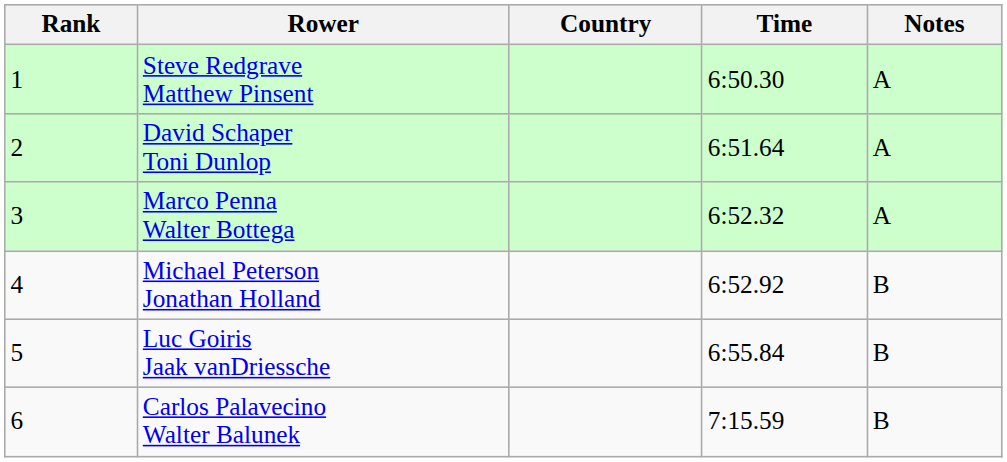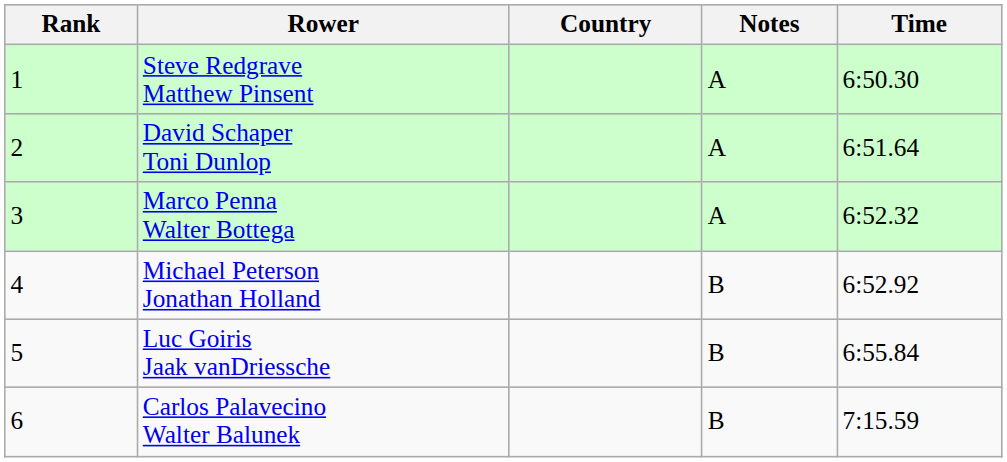columns swapped: (784, 24) <-> (934, 24)
